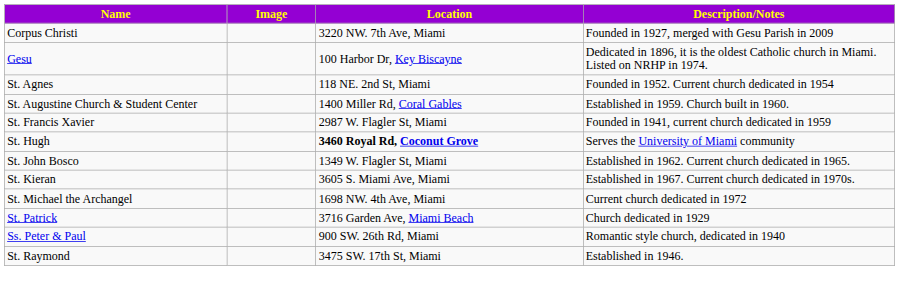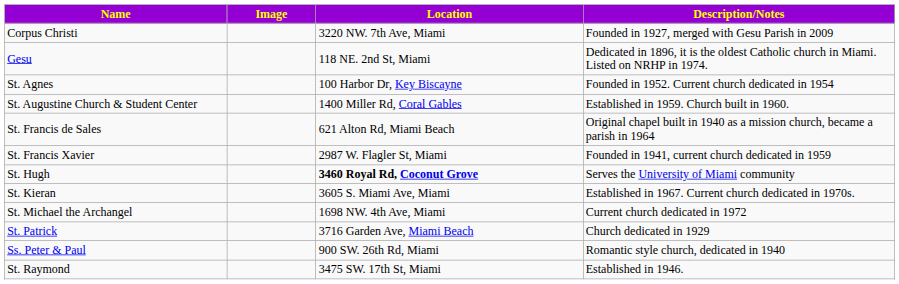(390, 58) 100 Harbor Dr, Key Biscayne -> (374, 58) 118 NE. 2nd St, Miami
(374, 84) 118 NE. 2nd St, Miami -> (390, 84) 100 Harbor Dr, Key Biscayne
+ row: (54, 129)
- row: (43, 160)
